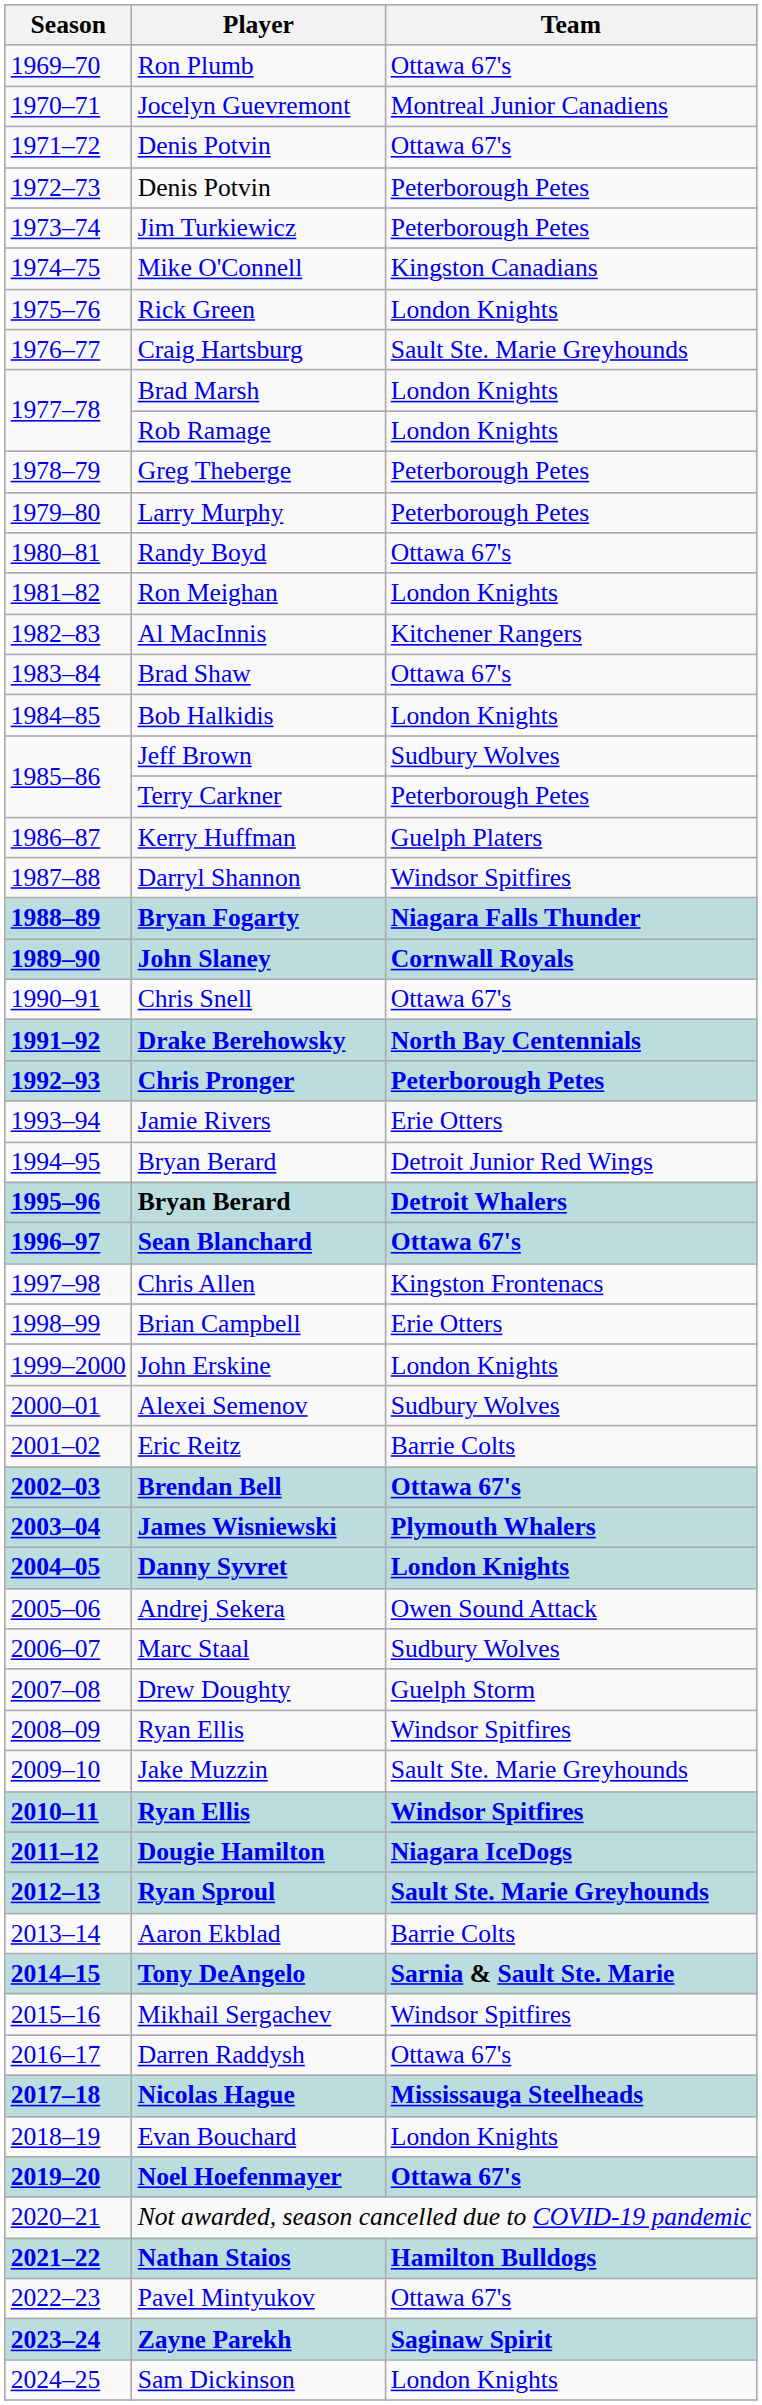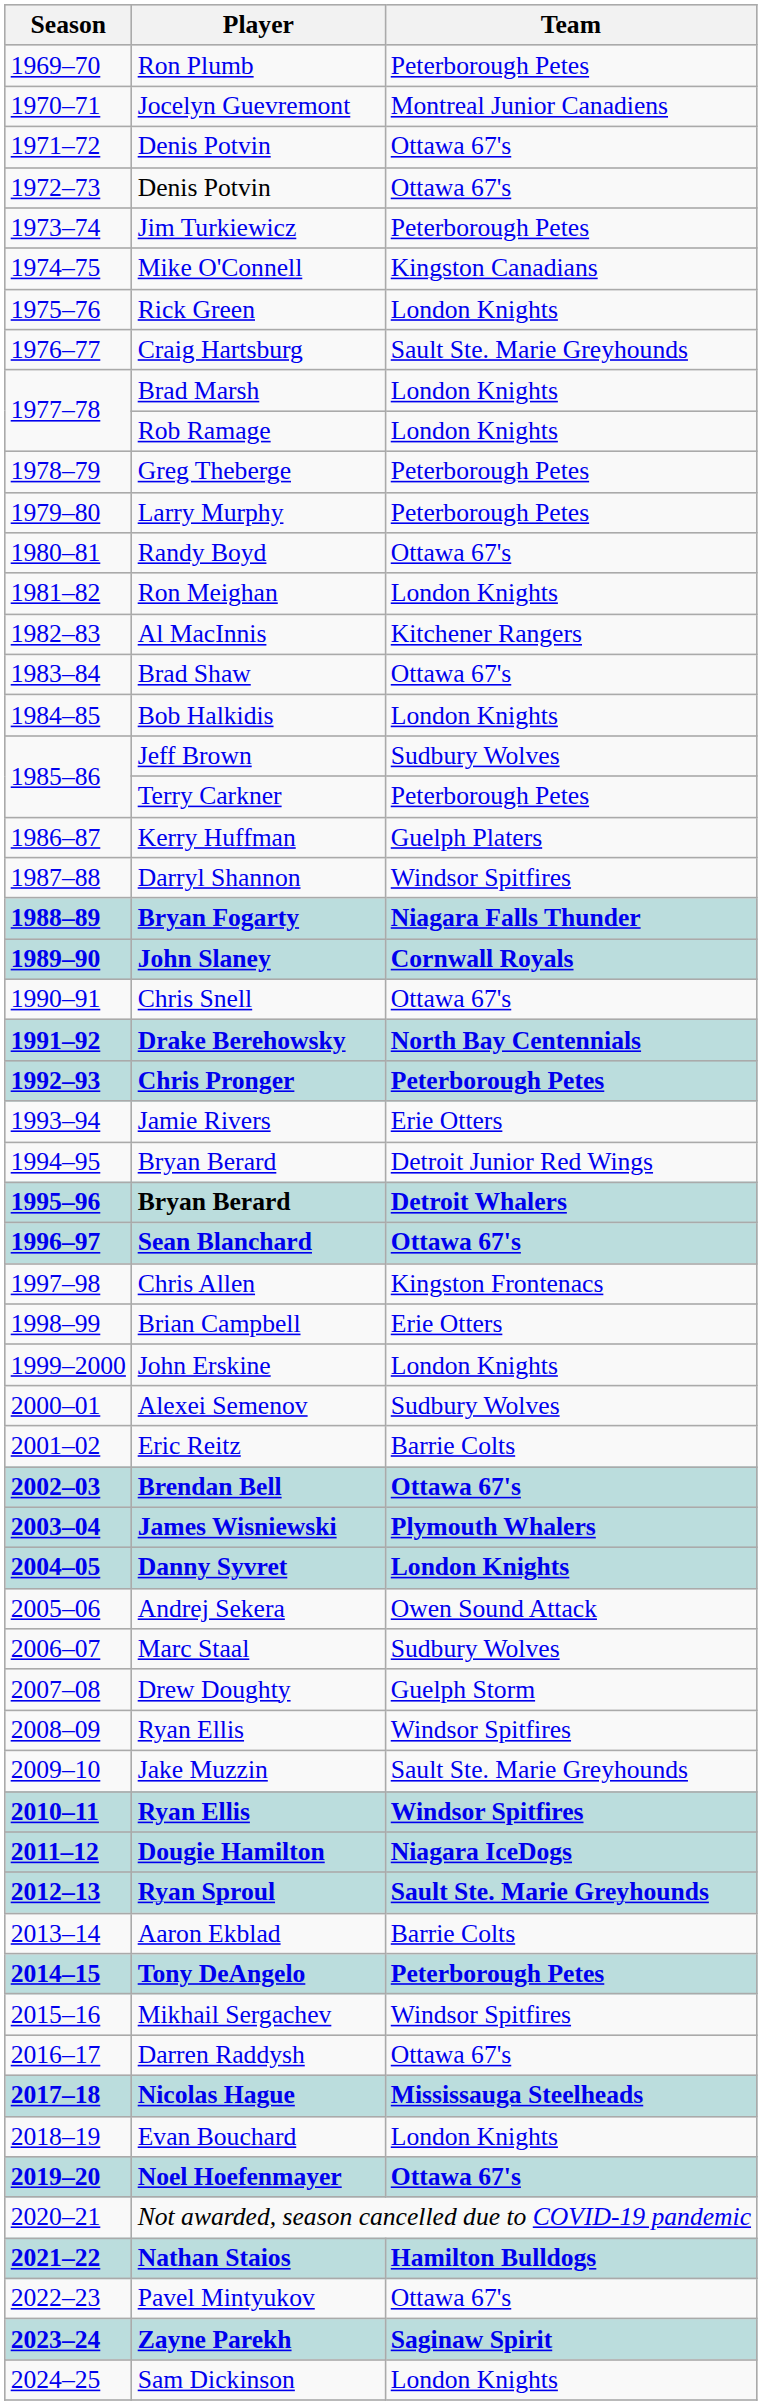(451, 65) Ottawa 67's -> (490, 65) Peterborough Petes
(490, 187) Peterborough Petes -> (451, 187) Ottawa 67's
(533, 1973) Sarnia & Sault Ste. Marie -> (498, 1973) Peterborough Petes
